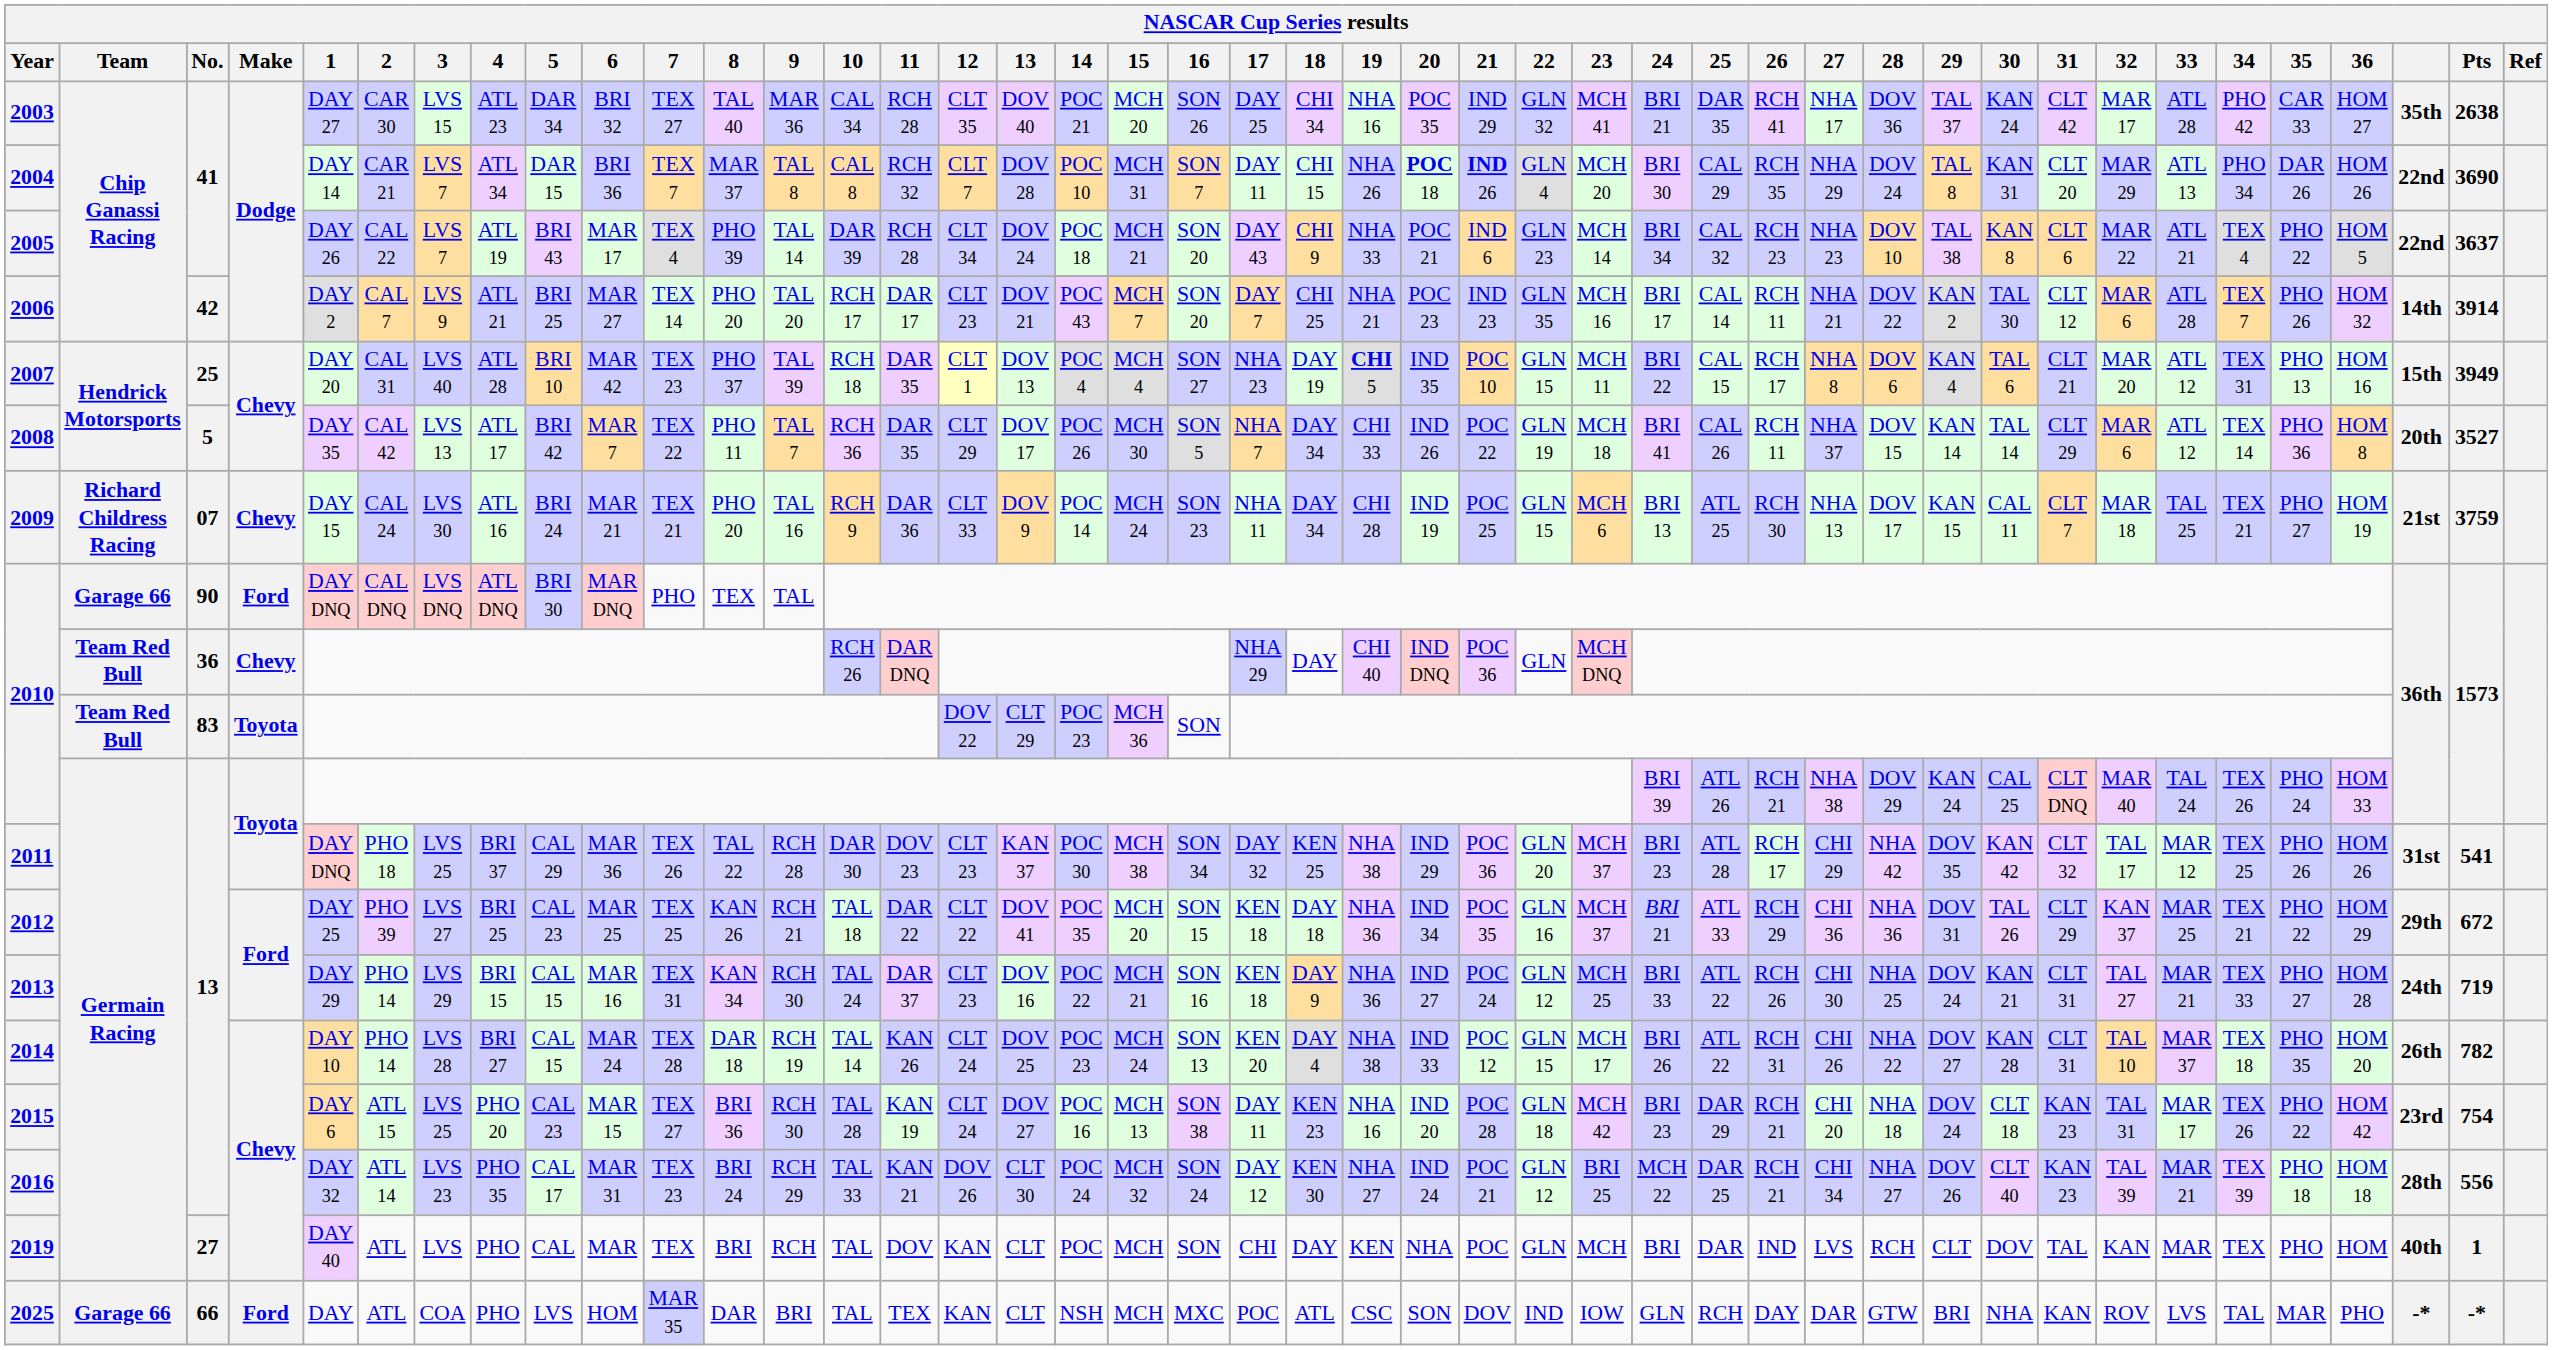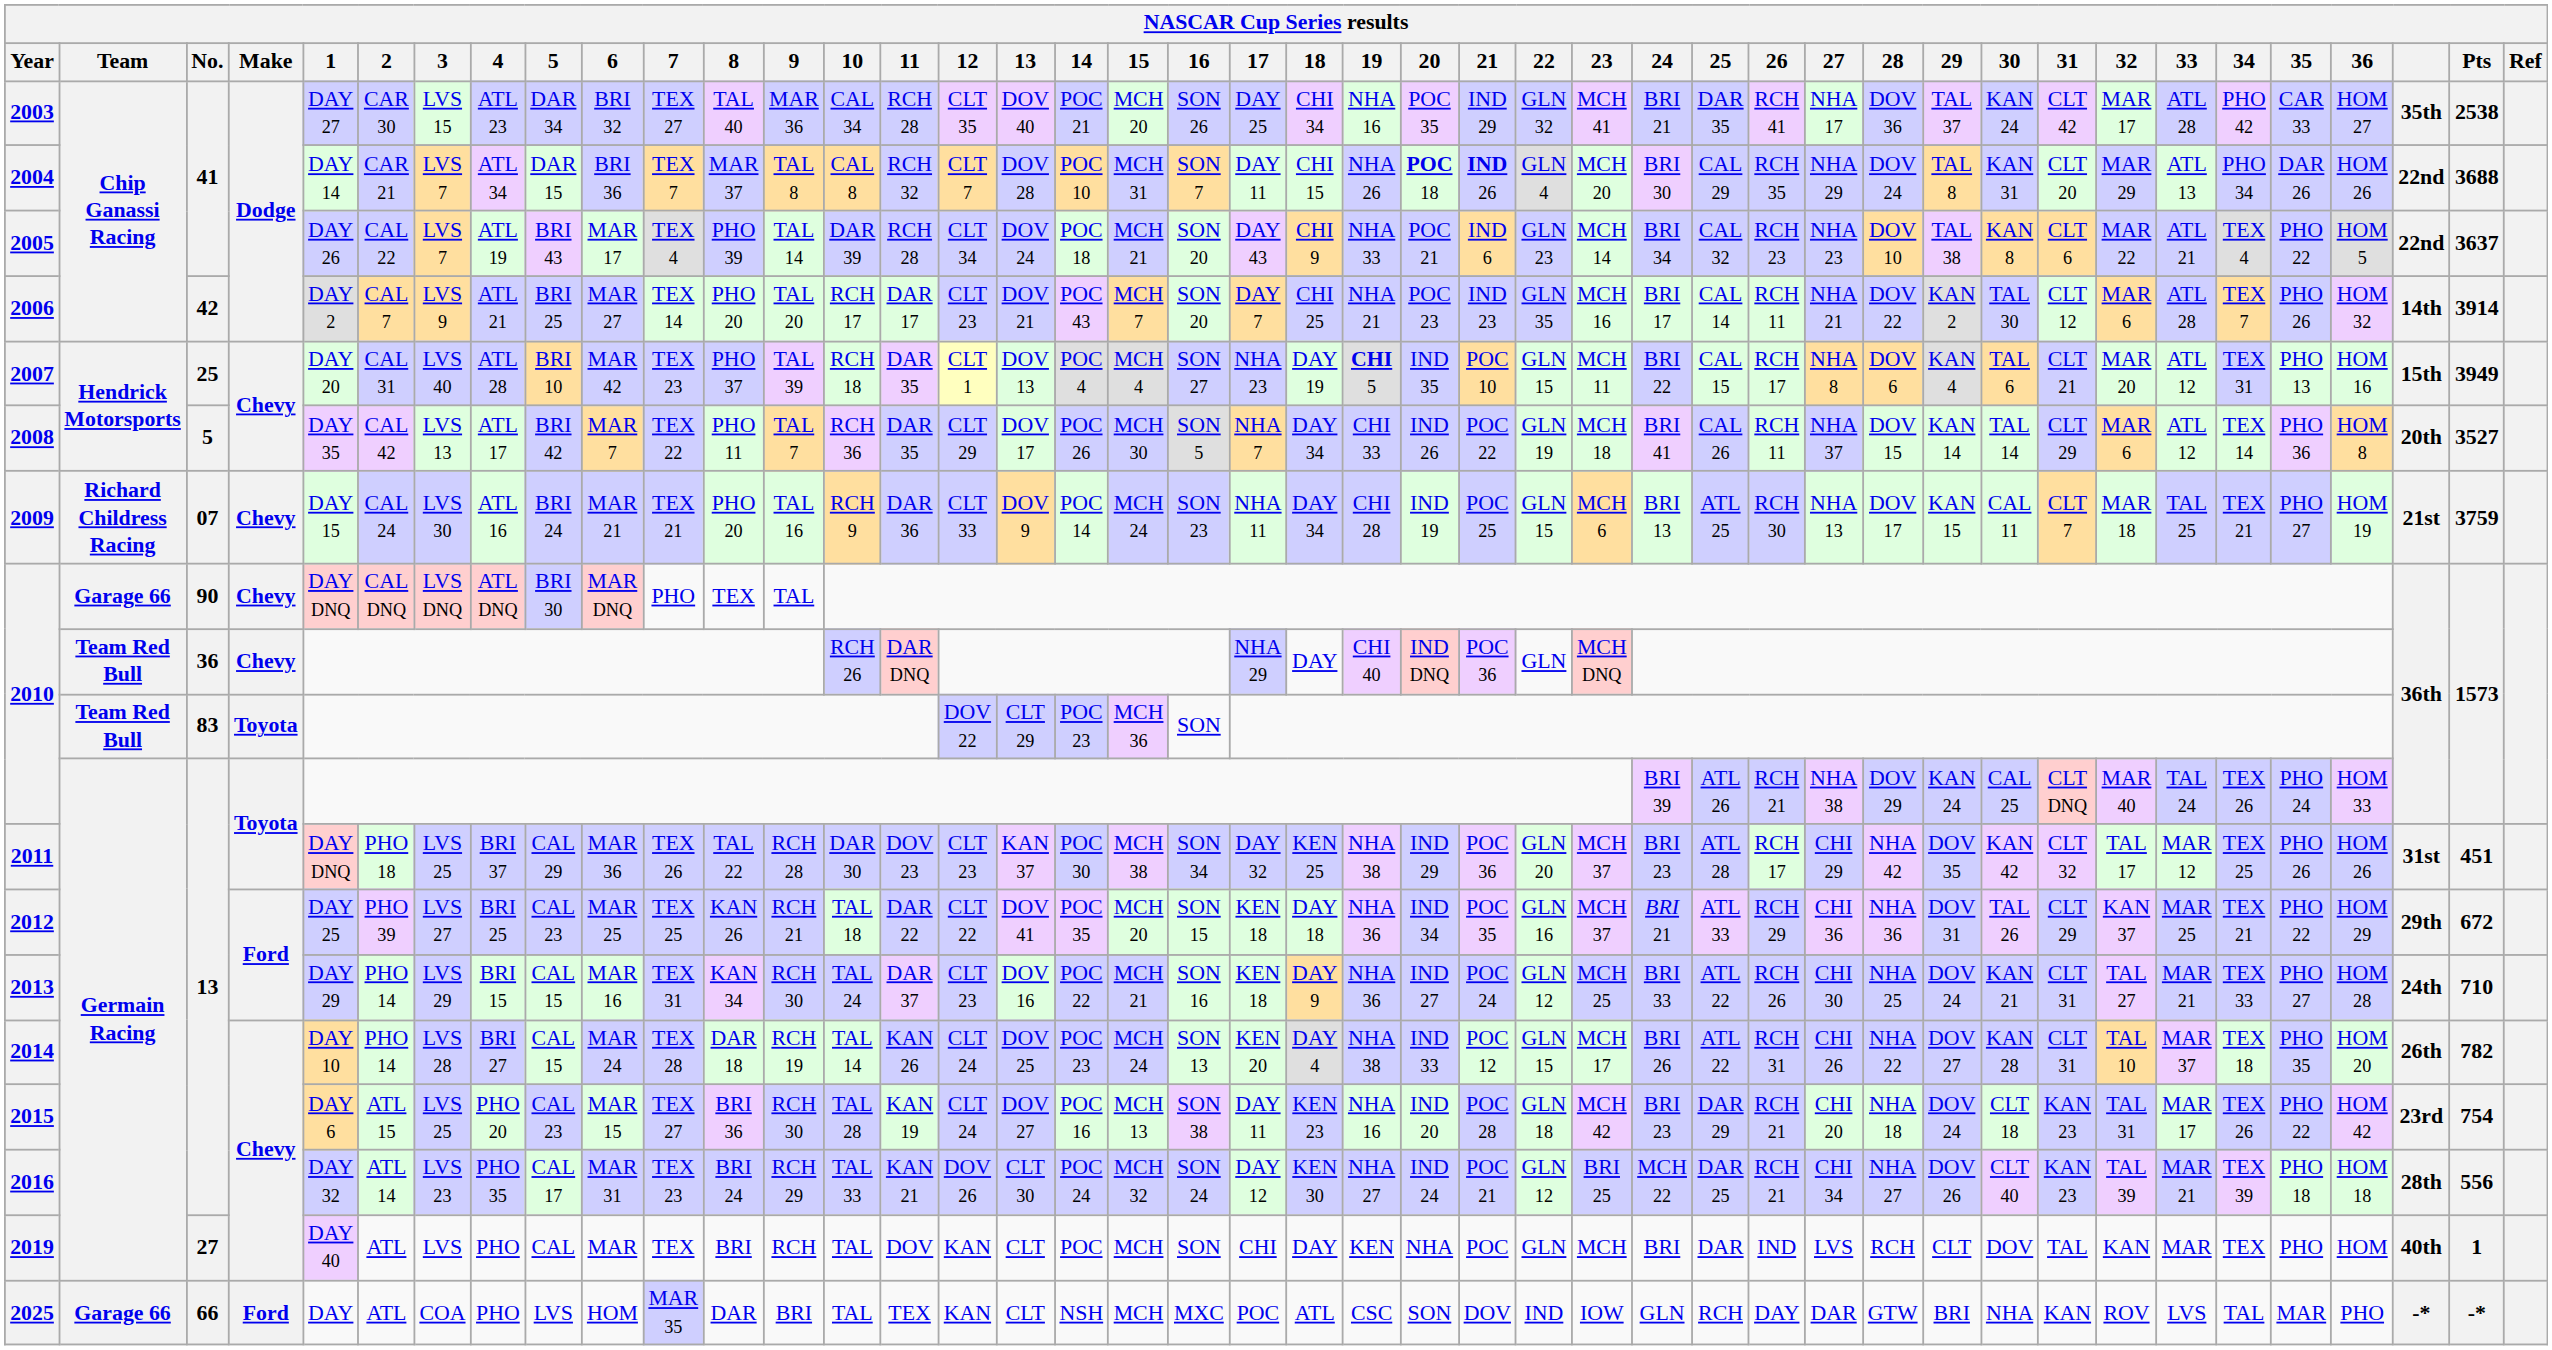(2477, 112) 2638 -> (2477, 112) 2538
(2477, 177) 3690 -> (2477, 177) 3688
(266, 595) Ford -> (266, 595) Chevy
(2477, 856) 541 -> (2477, 856) 451
(2477, 986) 719 -> (2477, 986) 710
